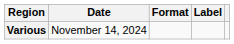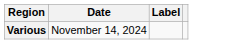- column: (170, 13)
